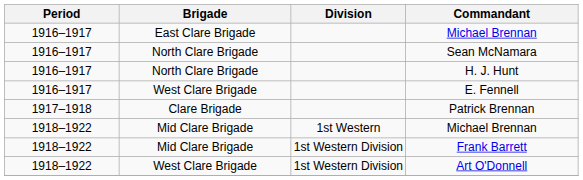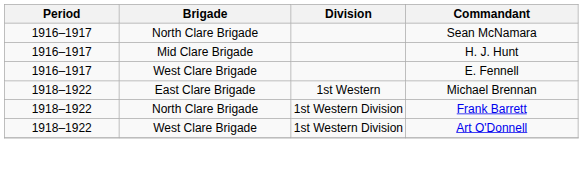- row: (62, 33)
(205, 71) North Clare Brigade -> (205, 52) Mid Clare Brigade
- row: (62, 109)
(205, 128) Mid Clare Brigade -> (205, 90) East Clare Brigade
(205, 147) Mid Clare Brigade -> (205, 109) North Clare Brigade
